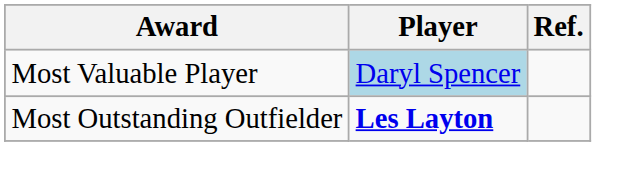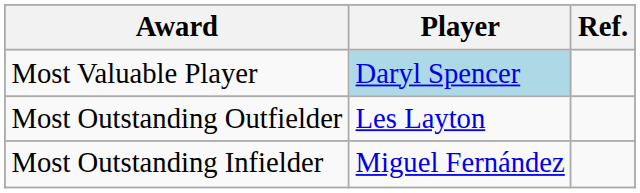(424, 118) bold -> (420, 118) normal
+ row: (167, 163)
